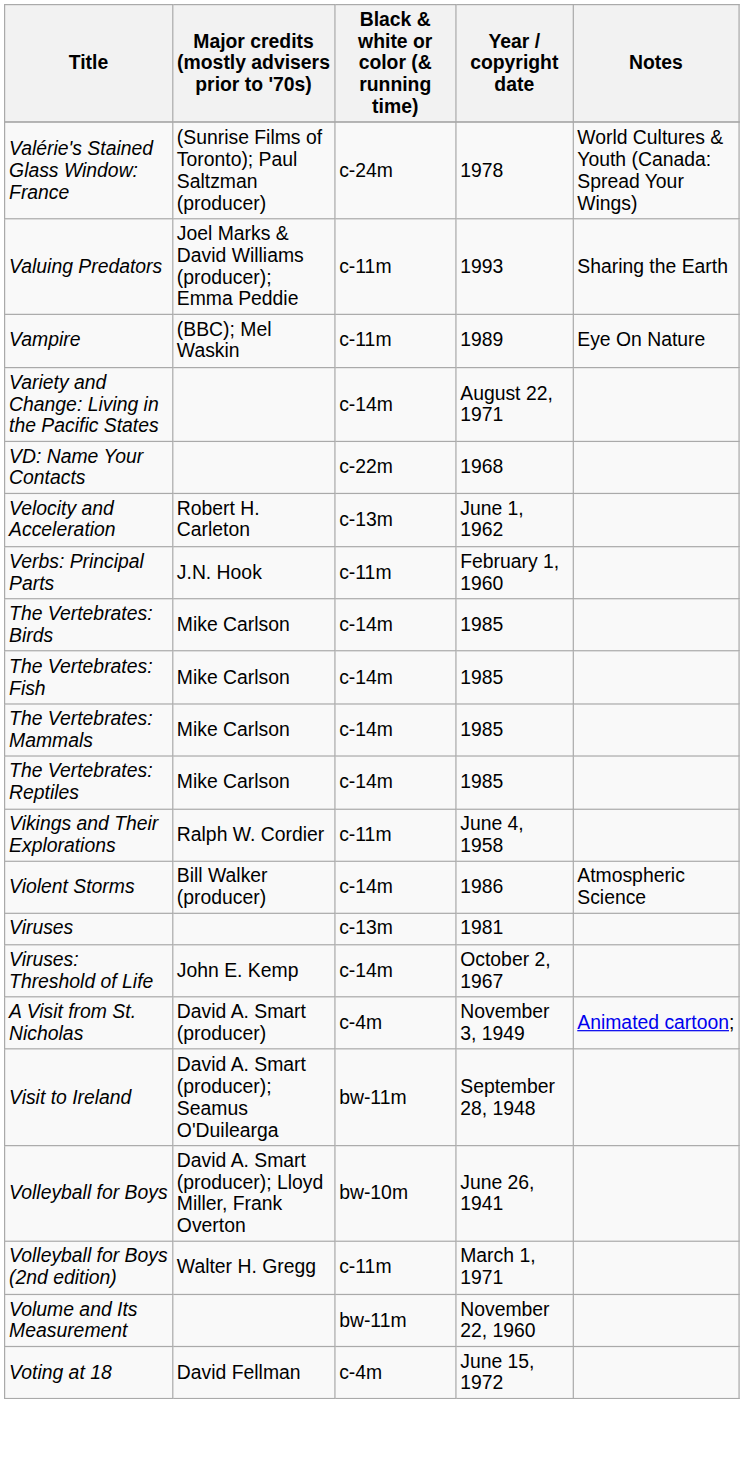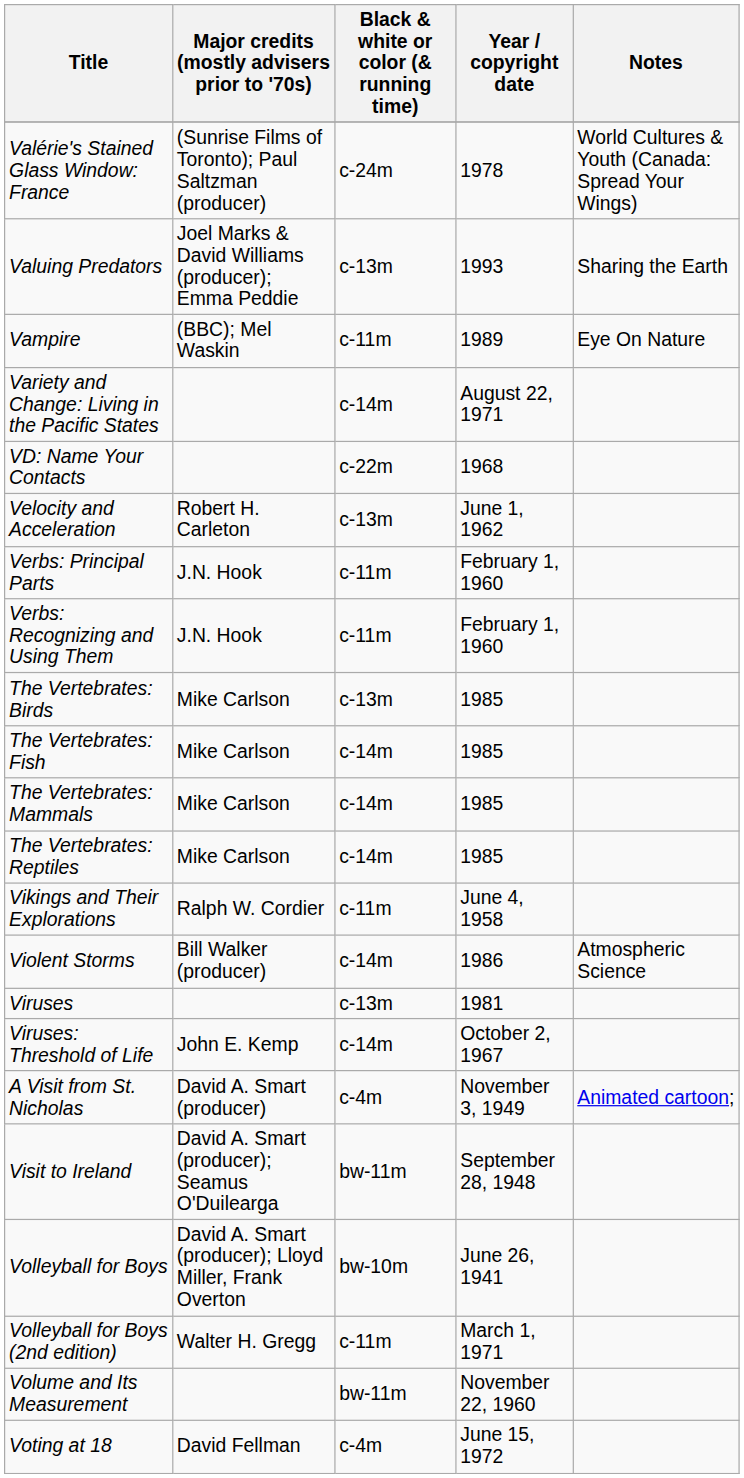(365, 266) c-11m -> (366, 266) c-13m
+ row: (81, 635)
(366, 624) c-14m -> (366, 699) c-13m
